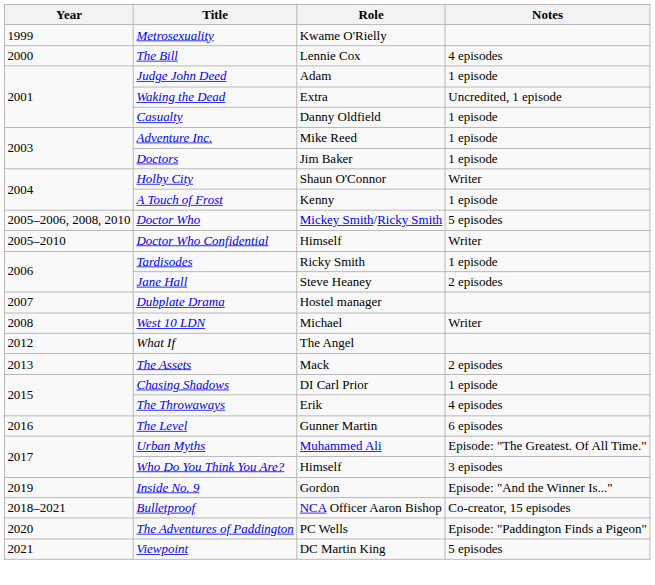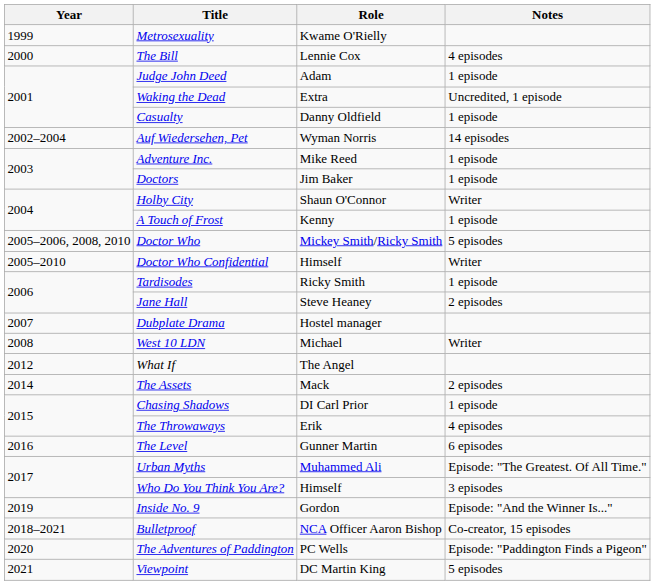+ row: (192, 138)
(20, 364) 2013 -> (20, 384) 2014
